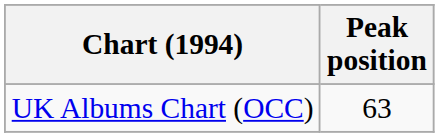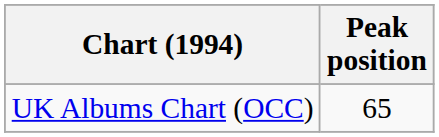(377, 107) 63 -> (377, 107) 65
